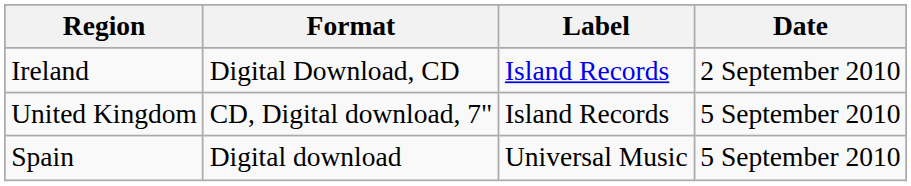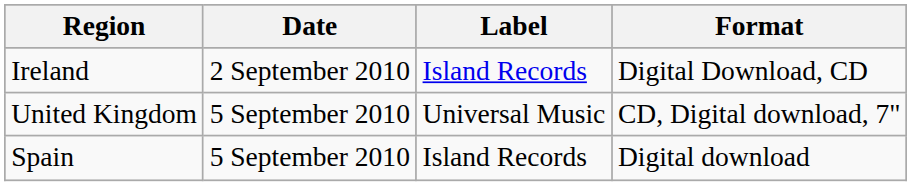columns swapped: (800, 26) <-> (351, 26)
(587, 113) Island Records -> (514, 113) Universal Music
(596, 157) Universal Music -> (505, 157) Island Records
